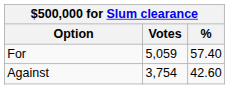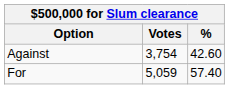rows swapped: (17, 53) <-> (28, 73)
